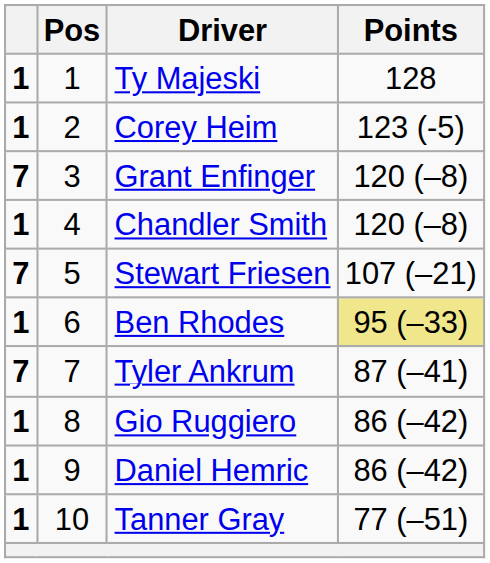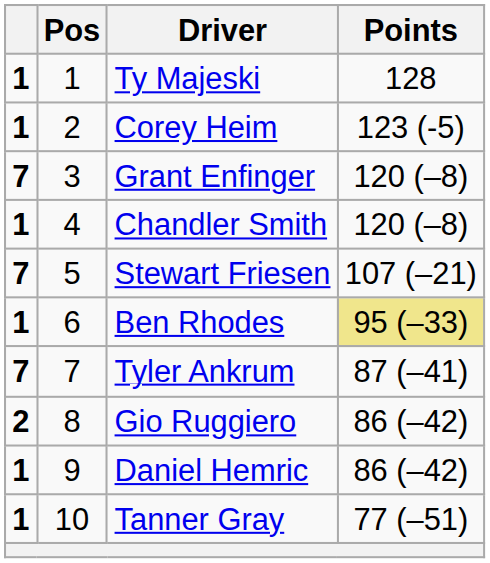(21, 420) 1 -> (21, 420) 2
